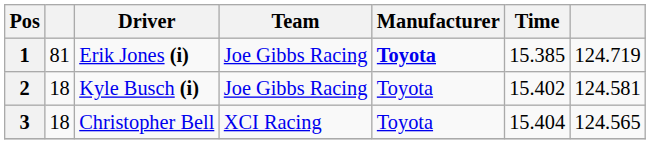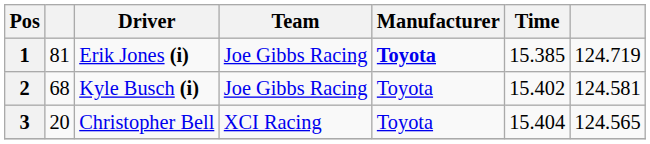(60, 88) 18 -> (60, 88) 68
(60, 122) 18 -> (60, 122) 20
